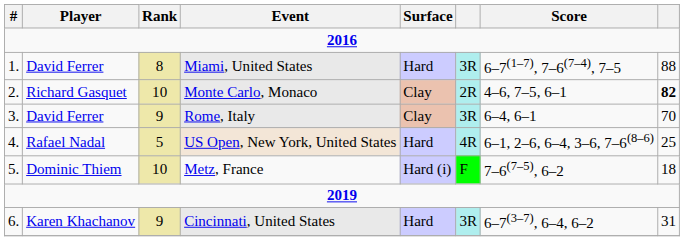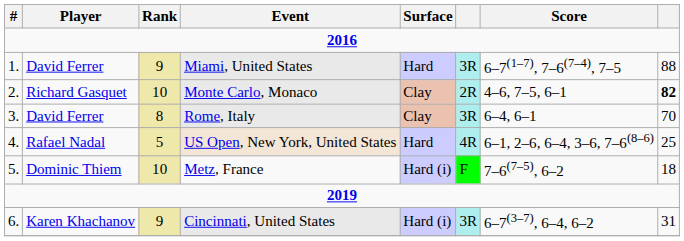(160, 66) 8 -> (160, 66) 9
(160, 115) 9 -> (160, 115) 8
(418, 221) Hard -> (427, 221) Hard (i)
